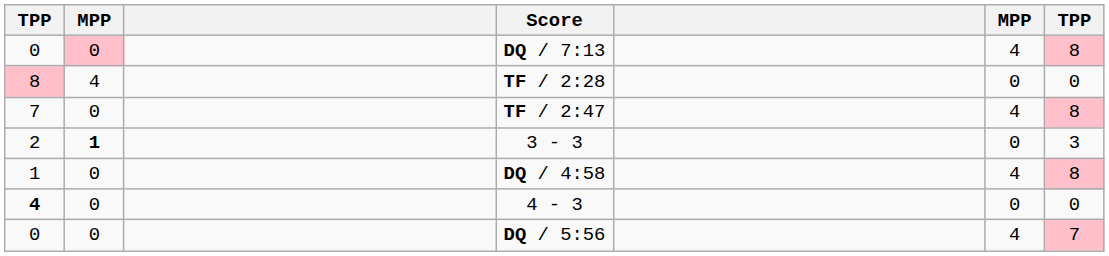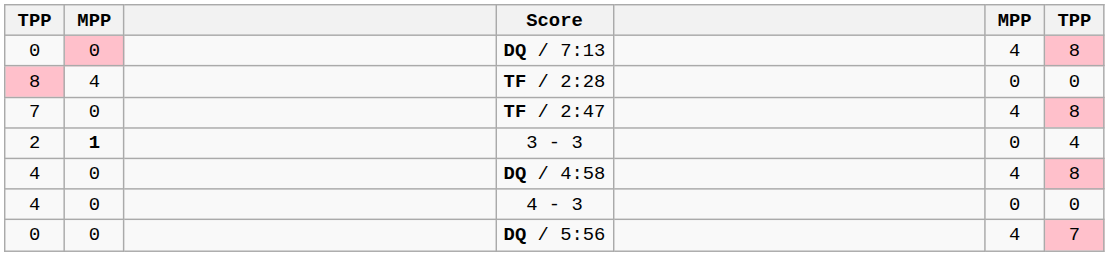(1074, 143) 3 -> (1074, 143) 4
(35, 174) 1 -> (35, 174) 4
(35, 204) bold -> (35, 204) normal
